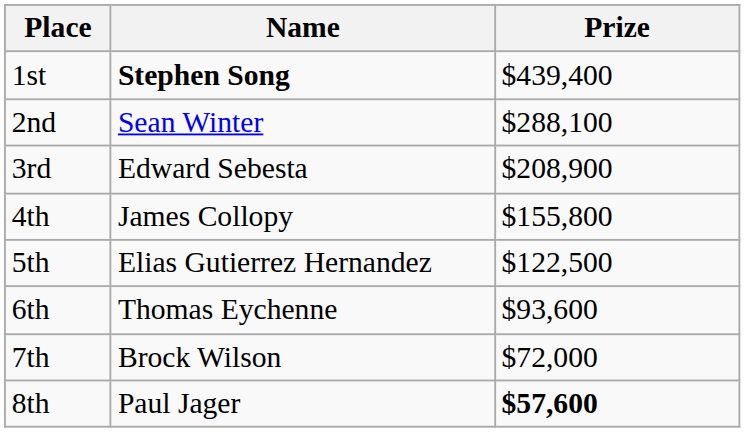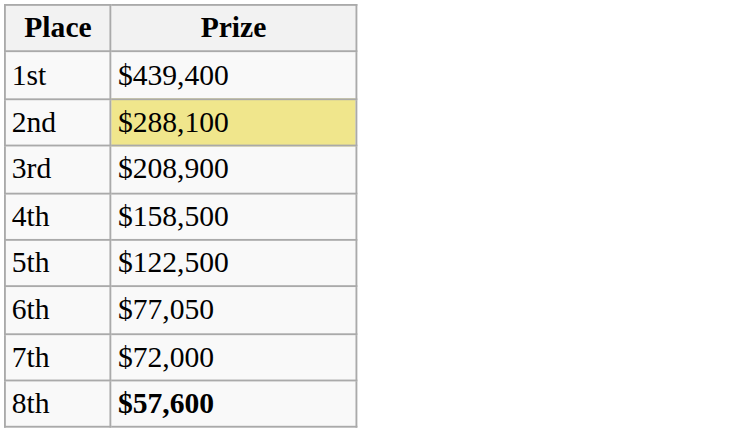- column: (303, 27)
(557, 121) no background -> (173, 121) khaki background
(557, 215) $155,800 -> (173, 215) $158,500
(550, 309) $93,600 -> (166, 309) $77,050
